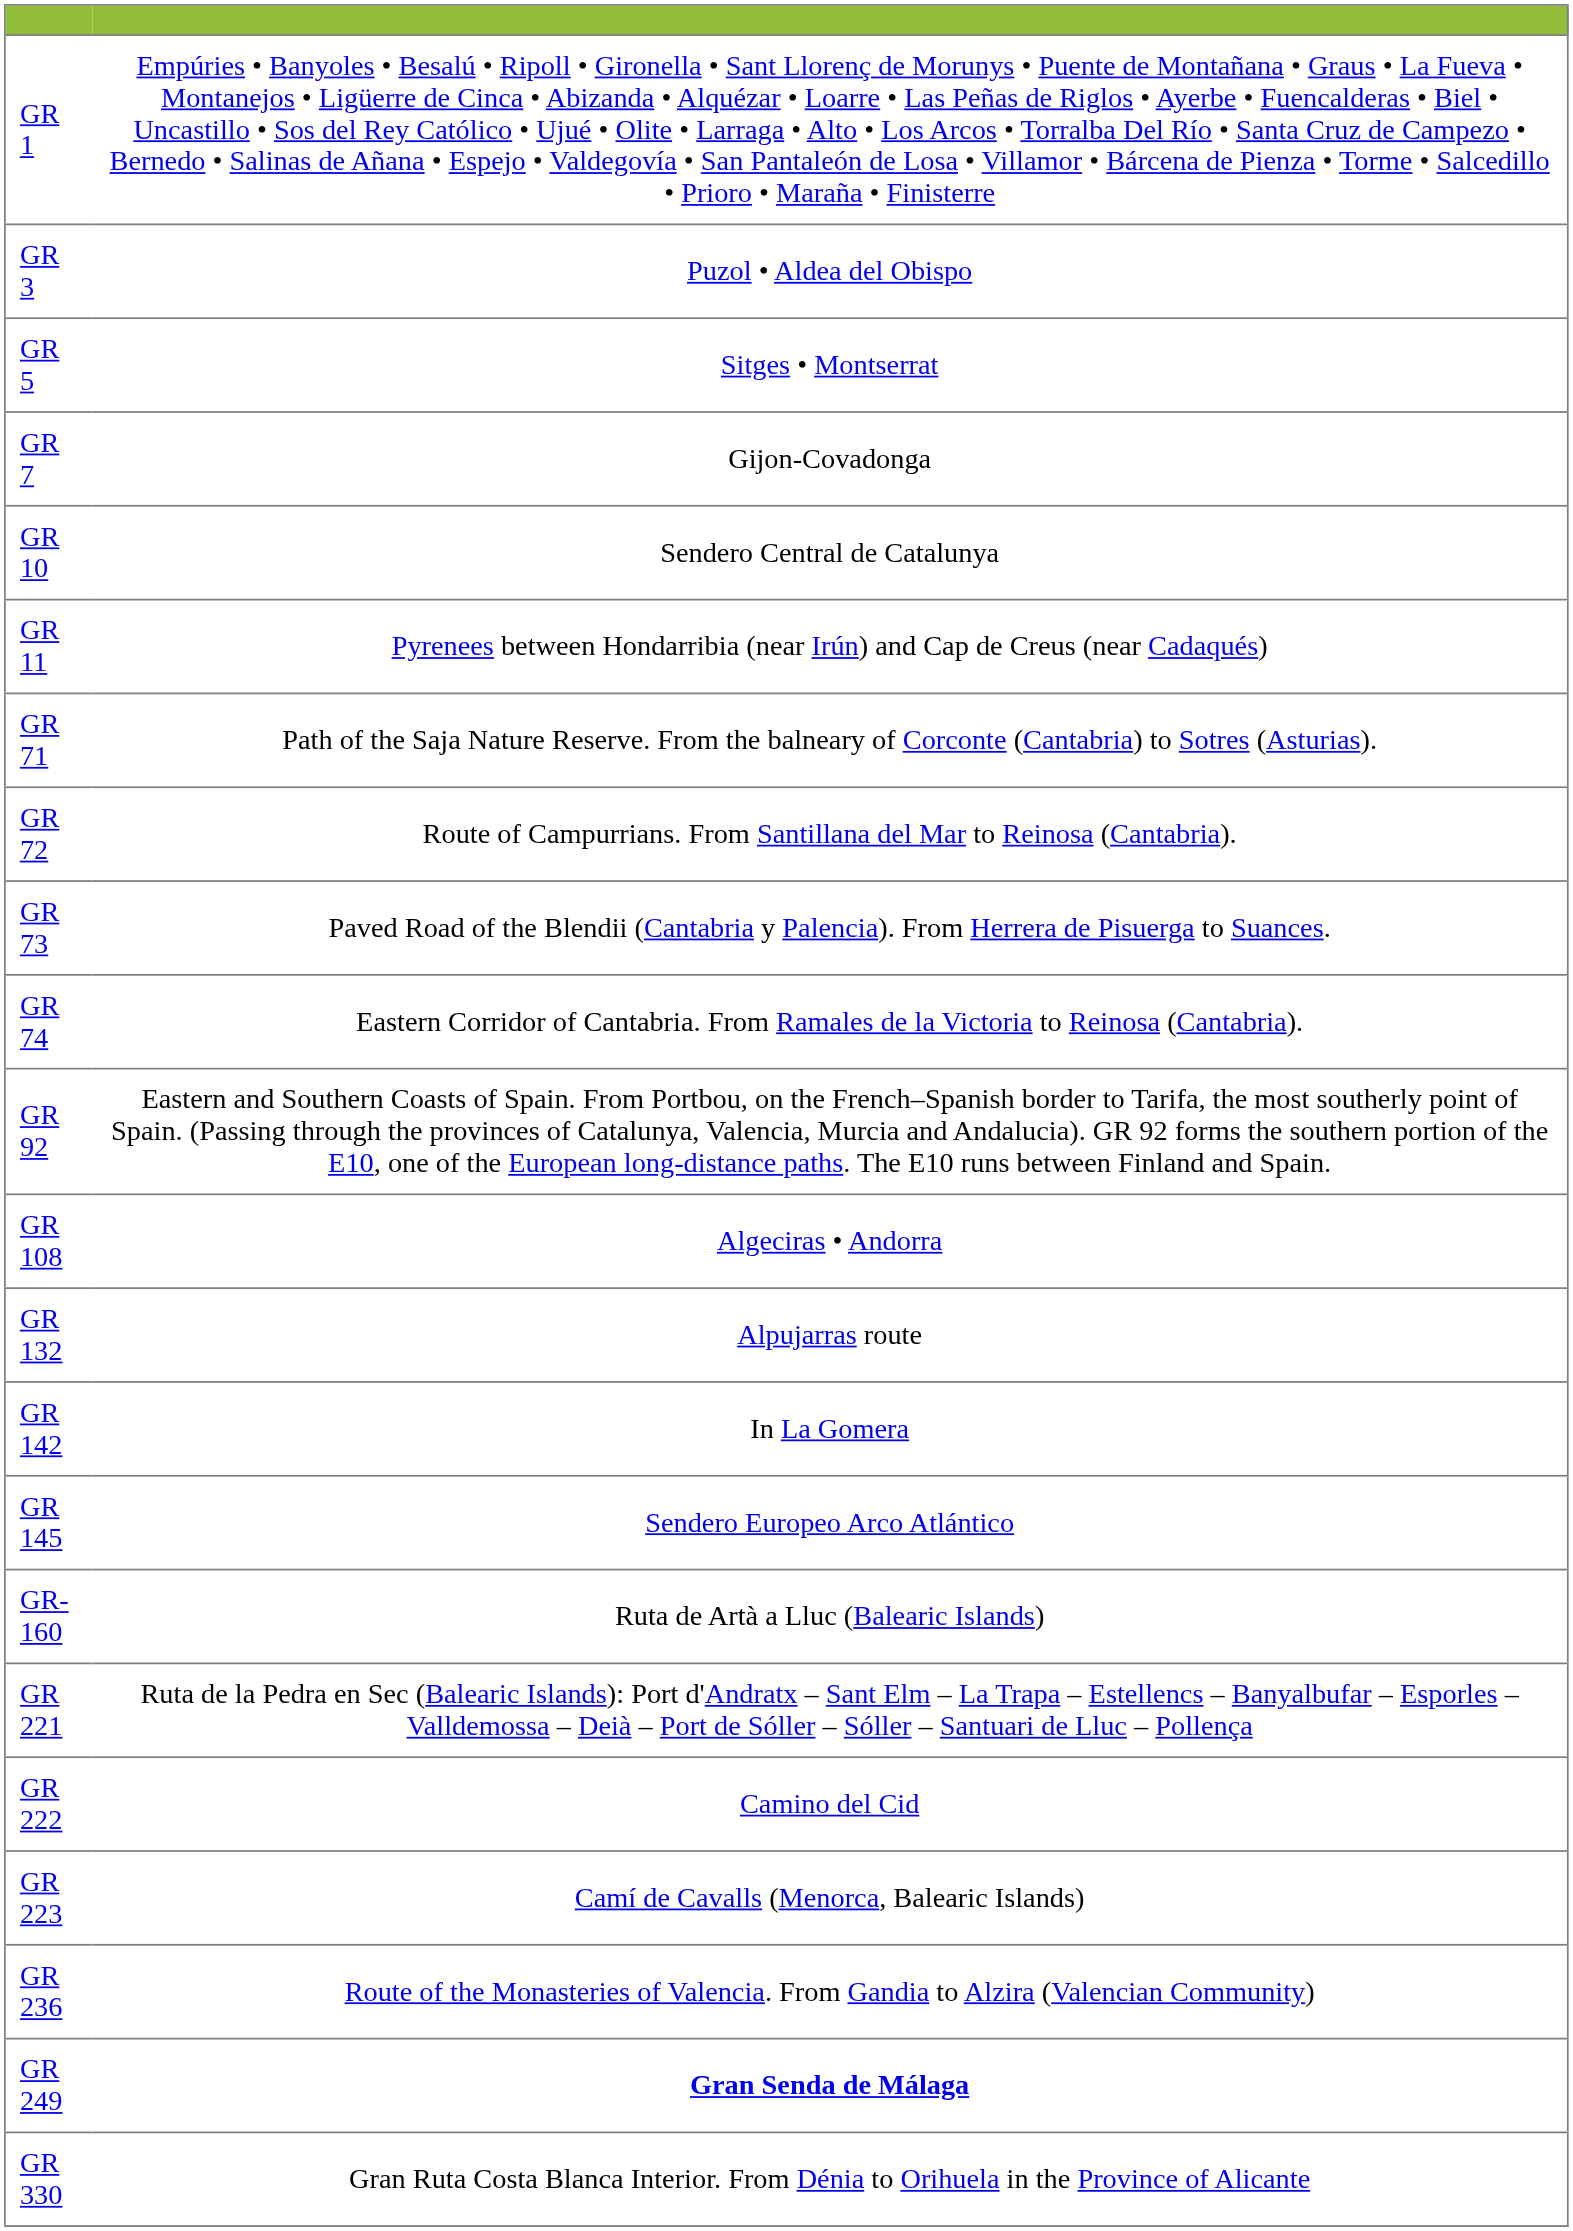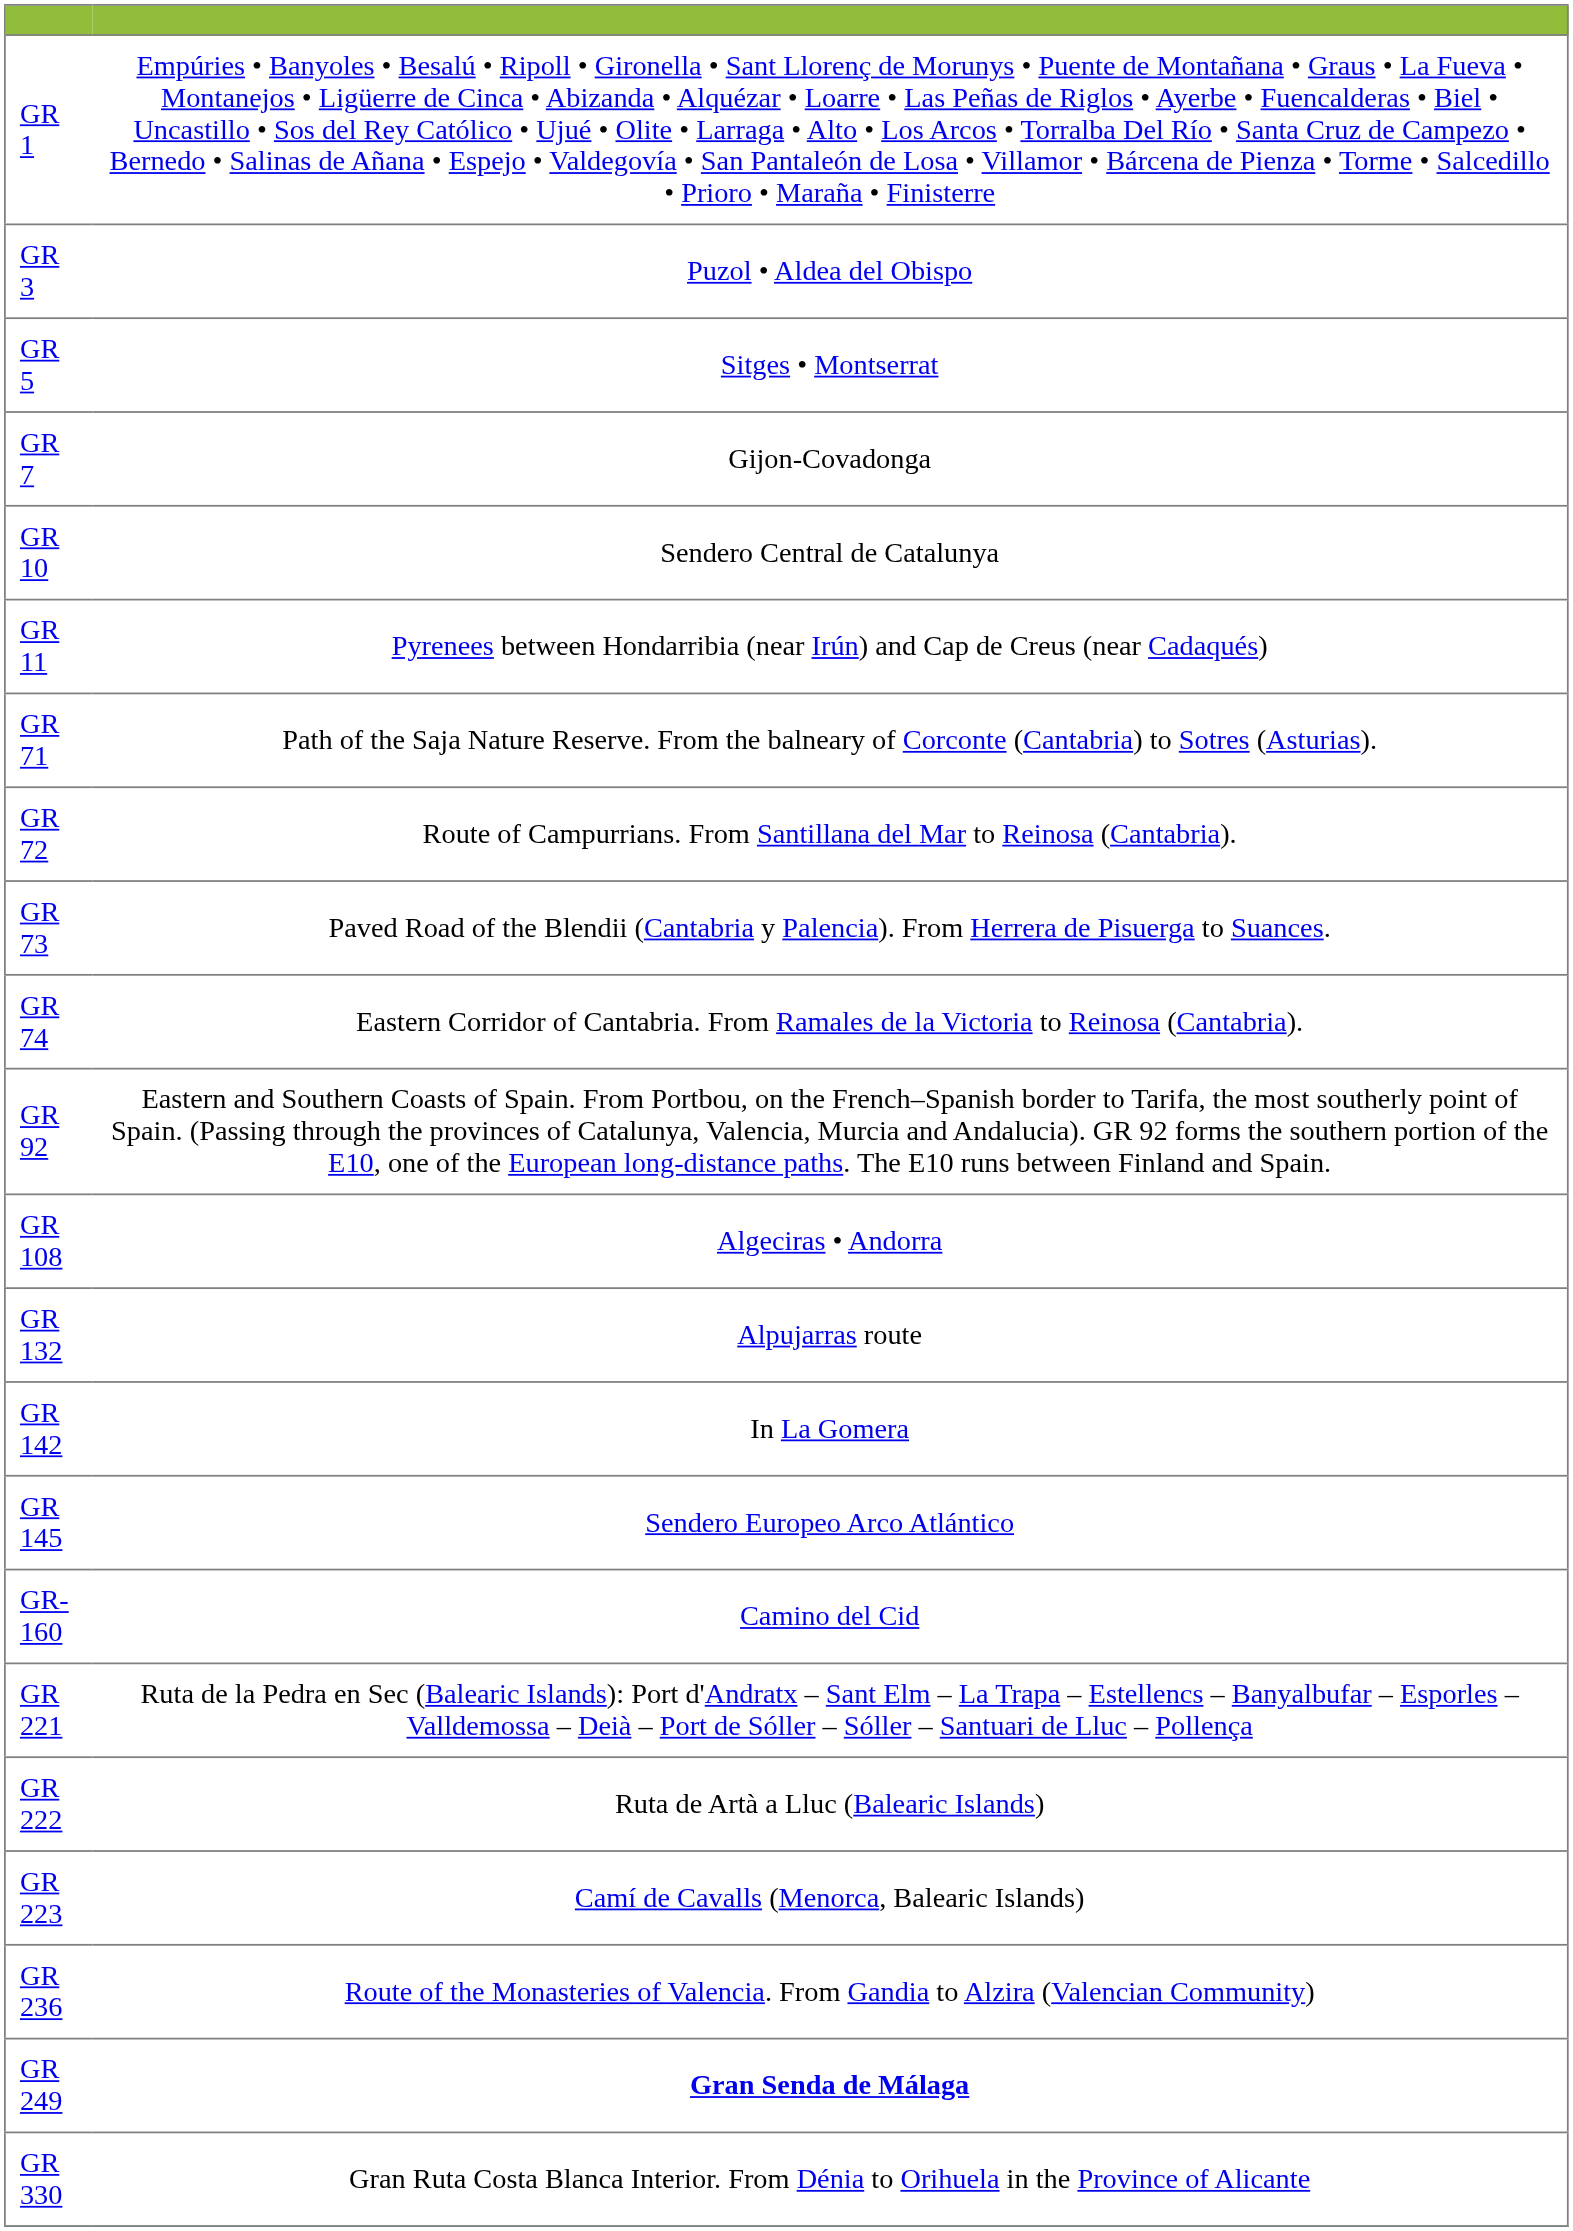(830, 1616) Ruta de Artà a Lluc (Balearic Islands) -> (830, 1616) Camino del Cid
(830, 1803) Camino del Cid -> (830, 1803) Ruta de Artà a Lluc (Balearic Islands)
